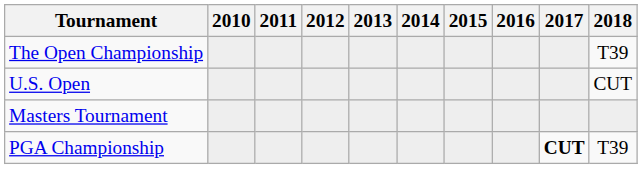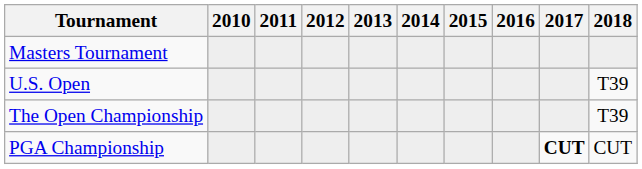rows swapped: (88, 116) <-> (106, 52)
(613, 84) CUT -> (613, 84) T39
(613, 147) T39 -> (613, 147) CUT
